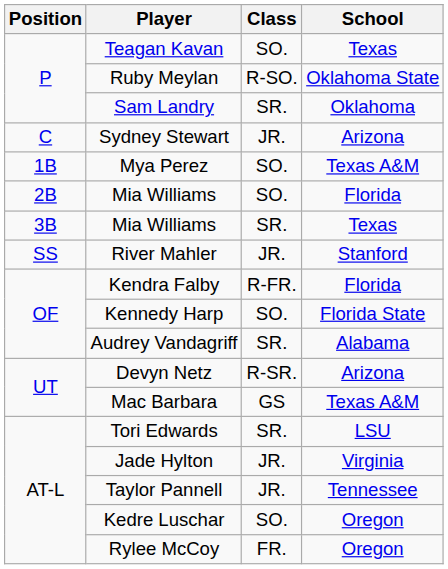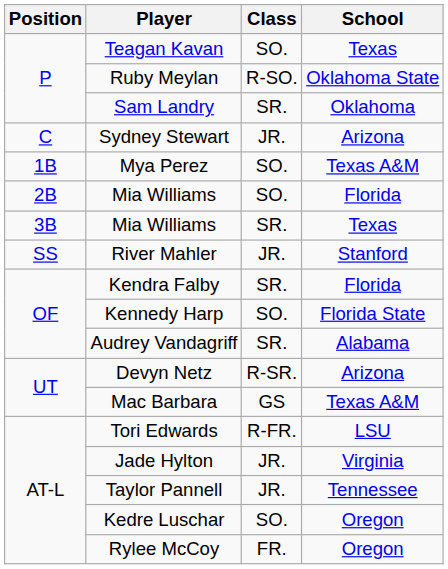(272, 284) R-FR. -> (272, 284) SR.
(272, 431) SR. -> (272, 431) R-FR.
